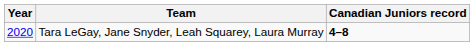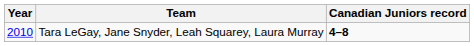(20, 32) 2020 -> (20, 32) 2010
